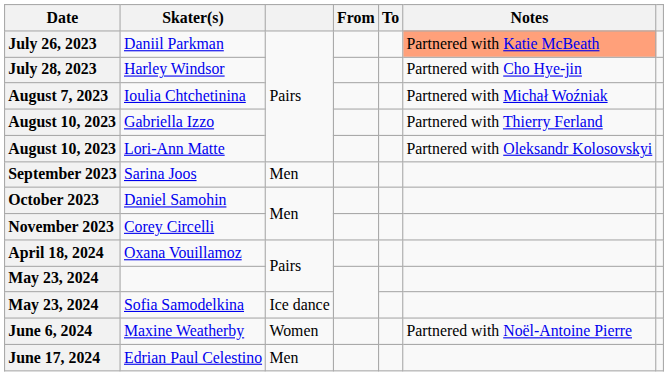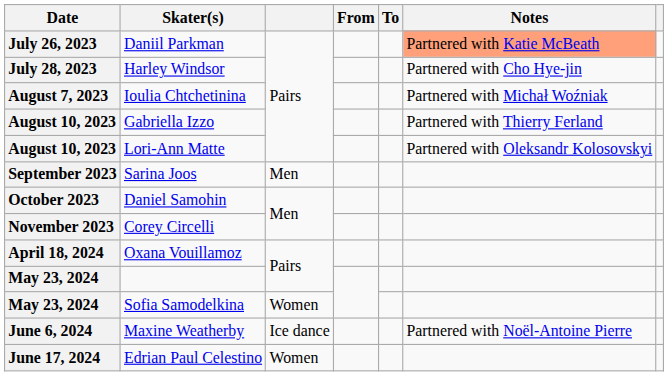(300, 305) Ice dance -> (294, 305) Women
(294, 331) Women -> (300, 331) Ice dance
(284, 357) Men -> (294, 357) Women
